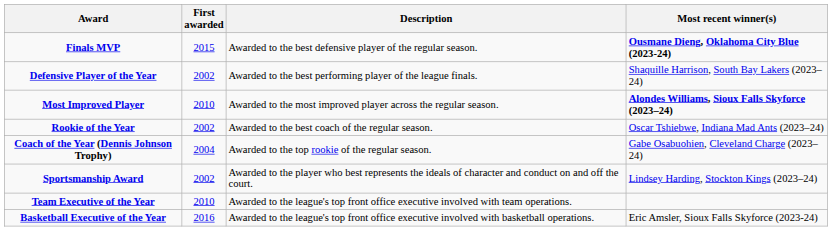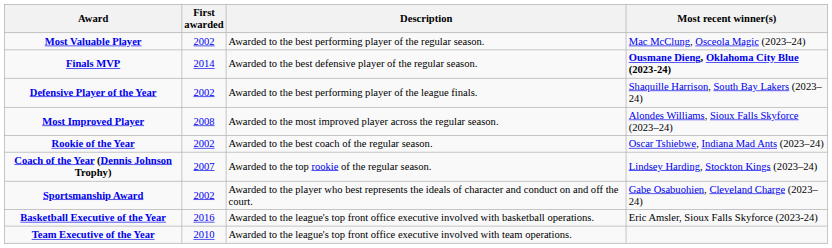+ row: (93, 41)
(204, 47) 2015 -> (204, 64) 2014
(204, 104) 2010 -> (204, 121) 2008
(717, 104) bold -> (714, 121) normal
(204, 150) 2004 -> (204, 166) 2007
(723, 150) Gabe Osabuohien, Cleveland Charge (2023–24) -> (723, 166) Lindsey Harding, Stockton Kings (2023–24)
(723, 178) Lindsey Harding, Stockton Kings (2023–24) -> (723, 195) Gabe Osabuohien, Cleveland Charge (2023–24)
rows swapped: (93, 218) <-> (93, 201)
